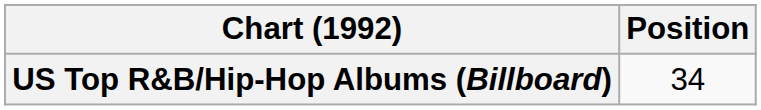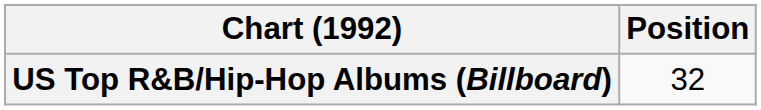(688, 78) 34 -> (688, 78) 32
